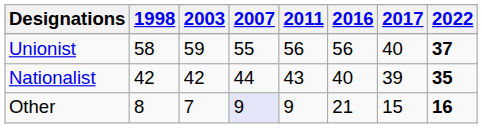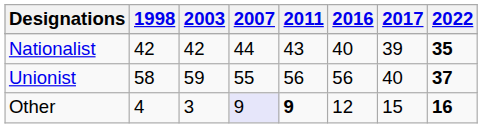rows swapped: (42, 48) <-> (52, 78)
(139, 107) 8 -> (139, 107) 4
(189, 107) 7 -> (189, 107) 3
(289, 107) normal -> (289, 107) bold
(343, 107) 21 -> (343, 107) 12
